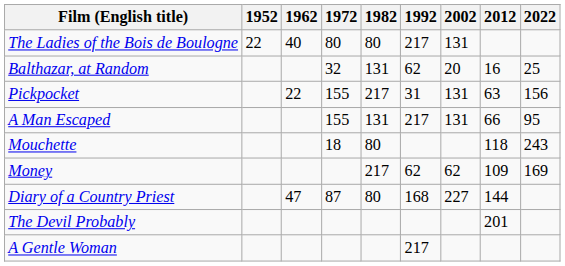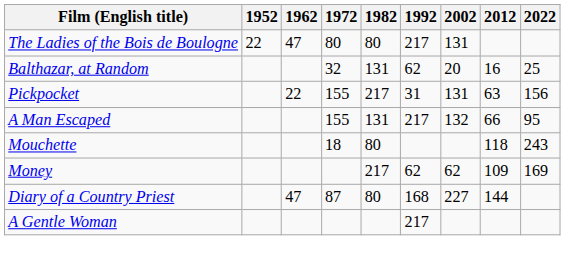(293, 42) 40 -> (293, 42) 47
(456, 119) 131 -> (456, 119) 132
- row: (72, 222)
